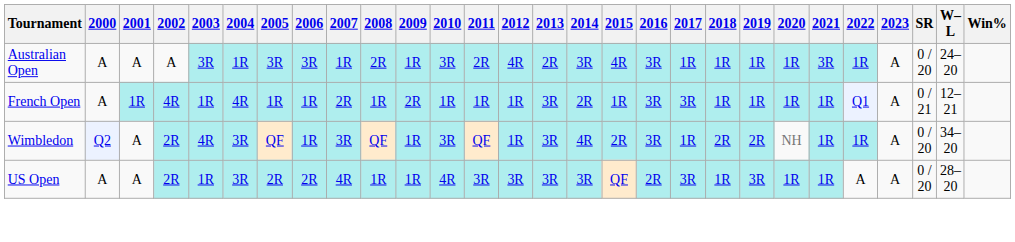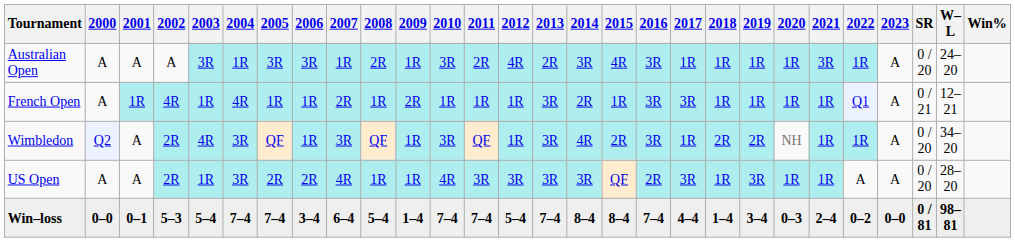+ row: (35, 217)
